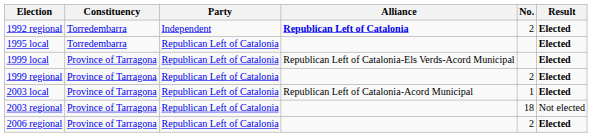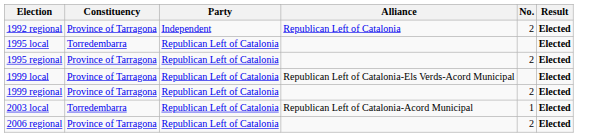(97, 28) Torredembarra -> (112, 28) Province of Tarragona
(346, 28) bold -> (342, 28) normal
+ row: (34, 60)
(112, 92) Province of Tarragona -> (97, 108) Torredembarra
- row: (34, 108)
